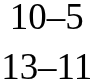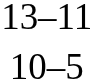rows swapped: (47, 16) <-> (47, 67)
